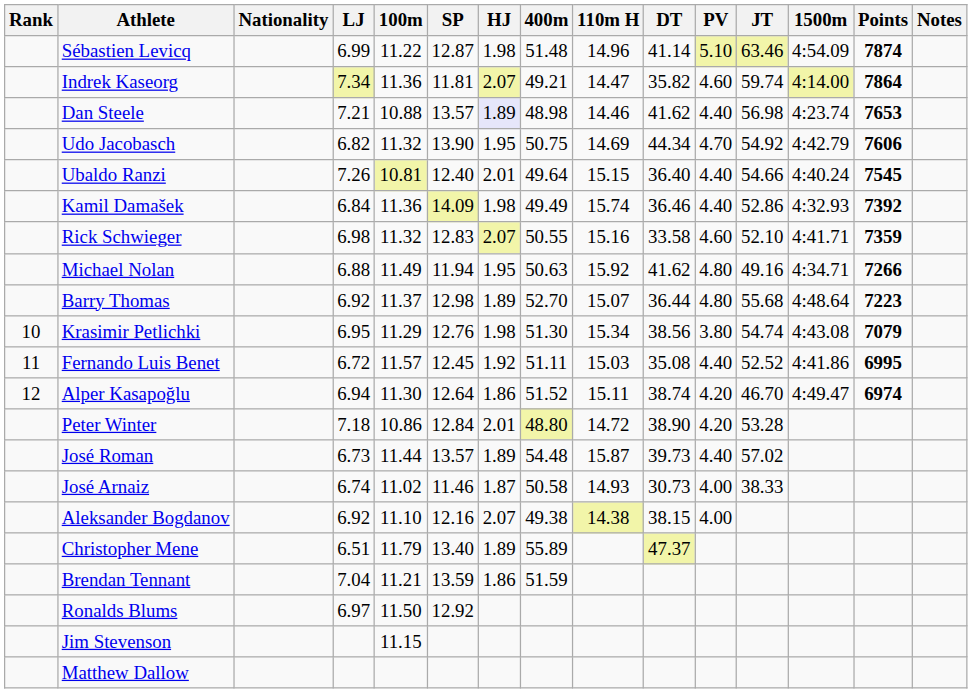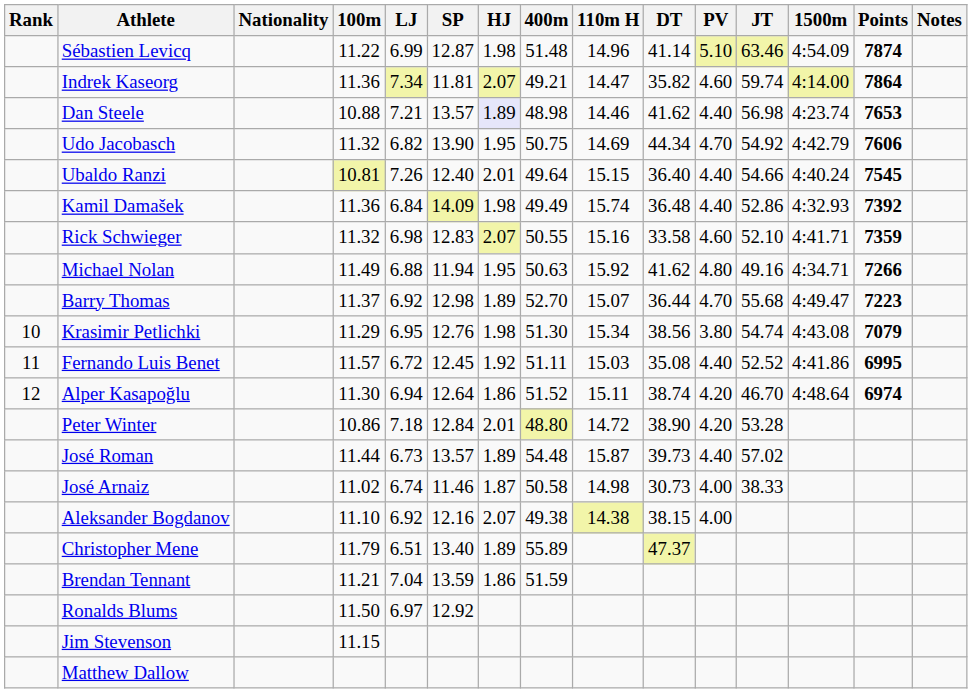columns swapped: (401, 20) <-> (354, 20)
(669, 206) 36.46 -> (669, 206) 36.48
(716, 299) 4.80 -> (716, 299) 4.70
(821, 299) 4:48.64 -> (821, 299) 4:49.47
(821, 393) 4:49.47 -> (821, 393) 4:48.64
(608, 486) 14.93 -> (608, 486) 14.98
